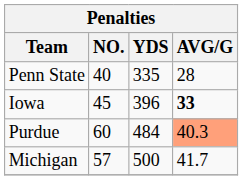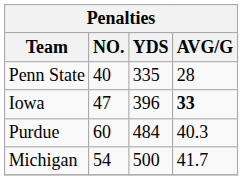(102, 103) 45 -> (102, 103) 47
(193, 132) lightsalmon background -> (193, 132) no background
(102, 160) 57 -> (102, 160) 54
